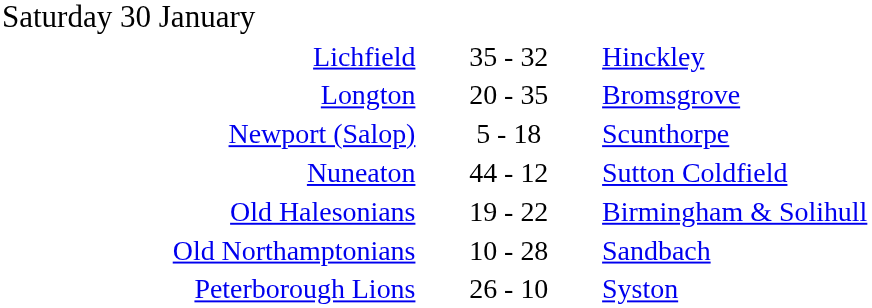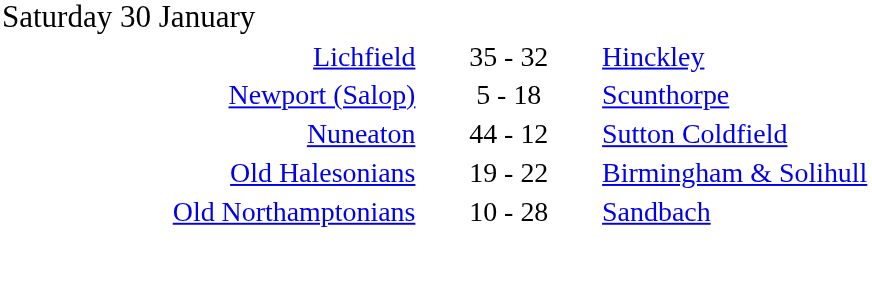- row: (368, 95)
- row: (305, 289)
